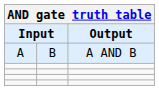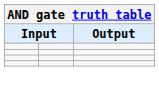- row: (20, 53)
